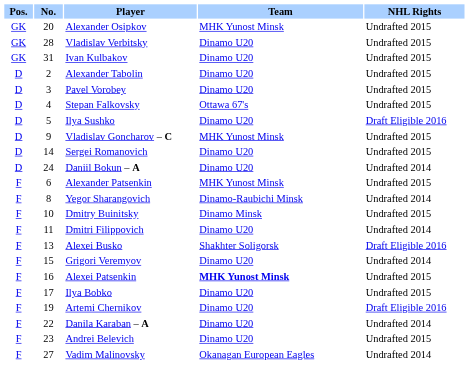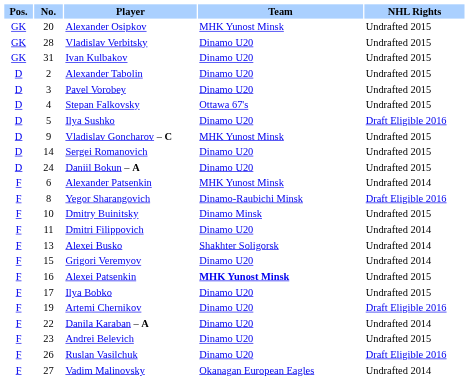(398, 167) Undrafted 2014 -> (398, 167) Undrafted 2015
(398, 183) Undrafted 2015 -> (398, 183) Undrafted 2014
(398, 198) Undrafted 2014 -> (406, 198) Draft Eligible 2016
(406, 245) Draft Eligible 2016 -> (398, 245) Undrafted 2014
+ row: (102, 354)
